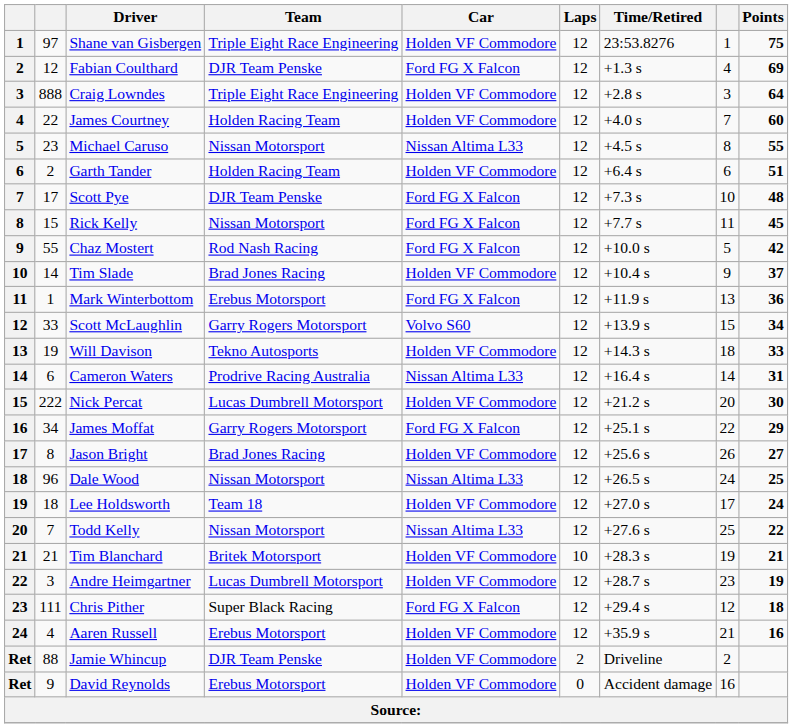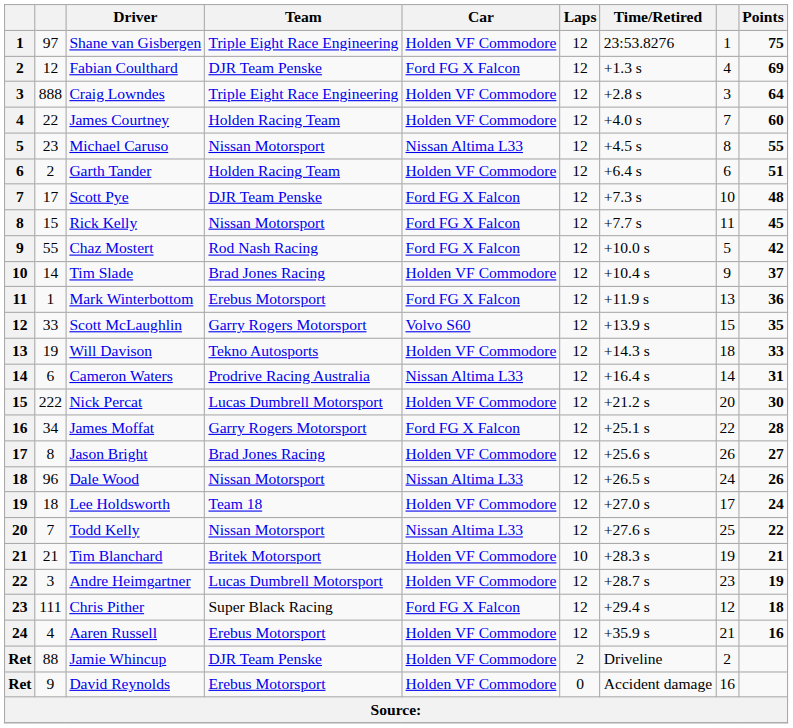(776, 325) 34 -> (776, 325) 35
(776, 428) 29 -> (776, 428) 28
(776, 479) 25 -> (776, 479) 26
